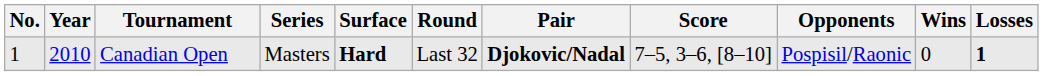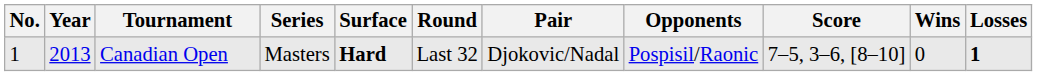columns swapped: (703, 20) <-> (846, 20)
(70, 53) 2010 -> (70, 53) 2013
(556, 53) bold -> (553, 53) normal
